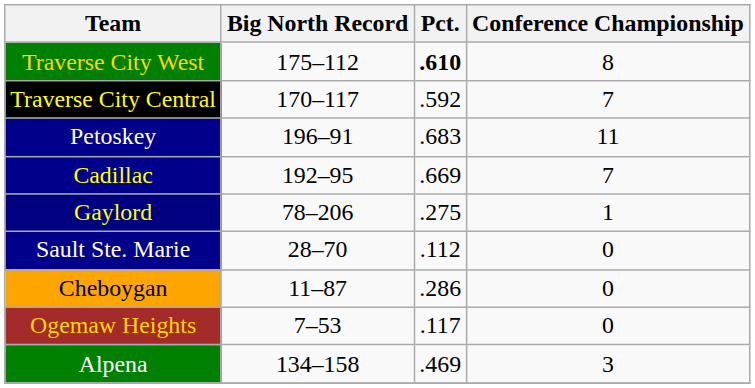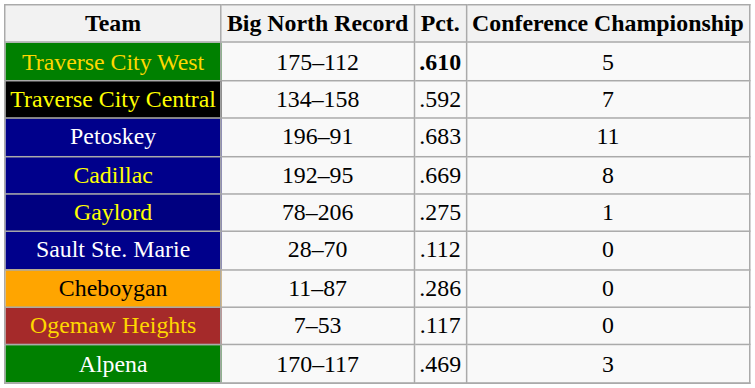(608, 61) 8 -> (608, 61) 5
(318, 99) 170–117 -> (318, 99) 134–158
(608, 174) 7 -> (608, 174) 8
(318, 363) 134–158 -> (318, 363) 170–117
